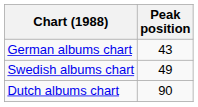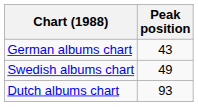(165, 91) 90 -> (165, 91) 93
